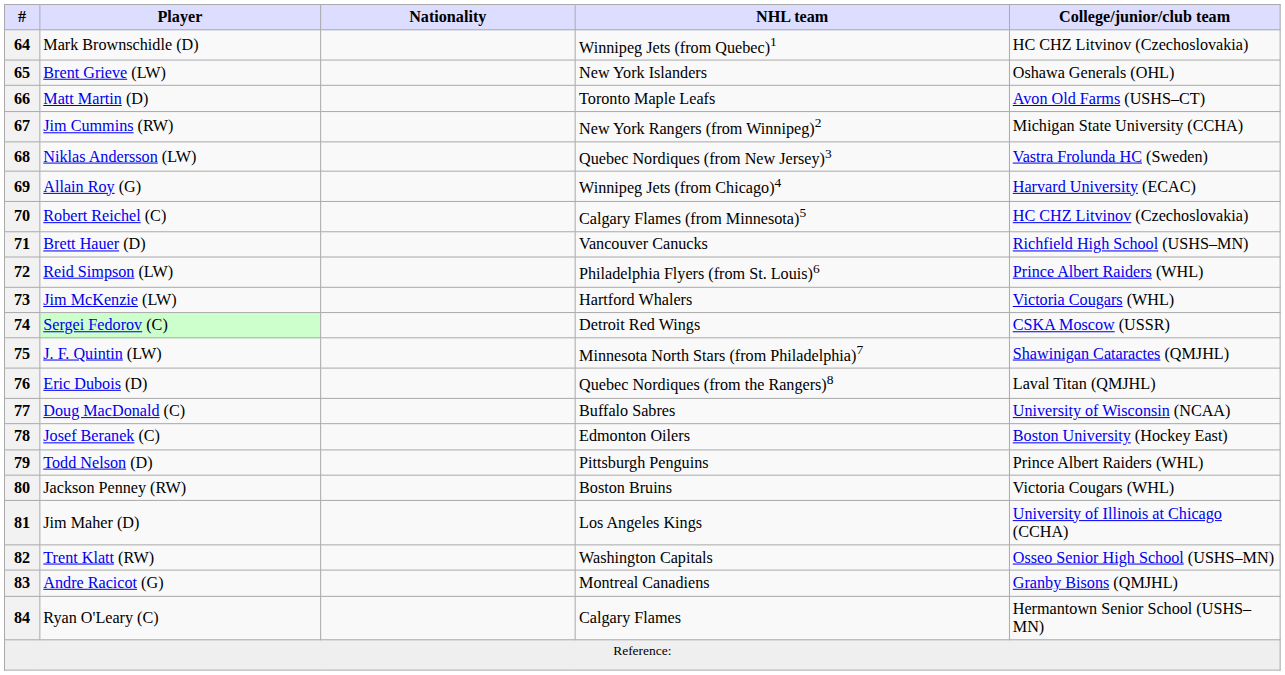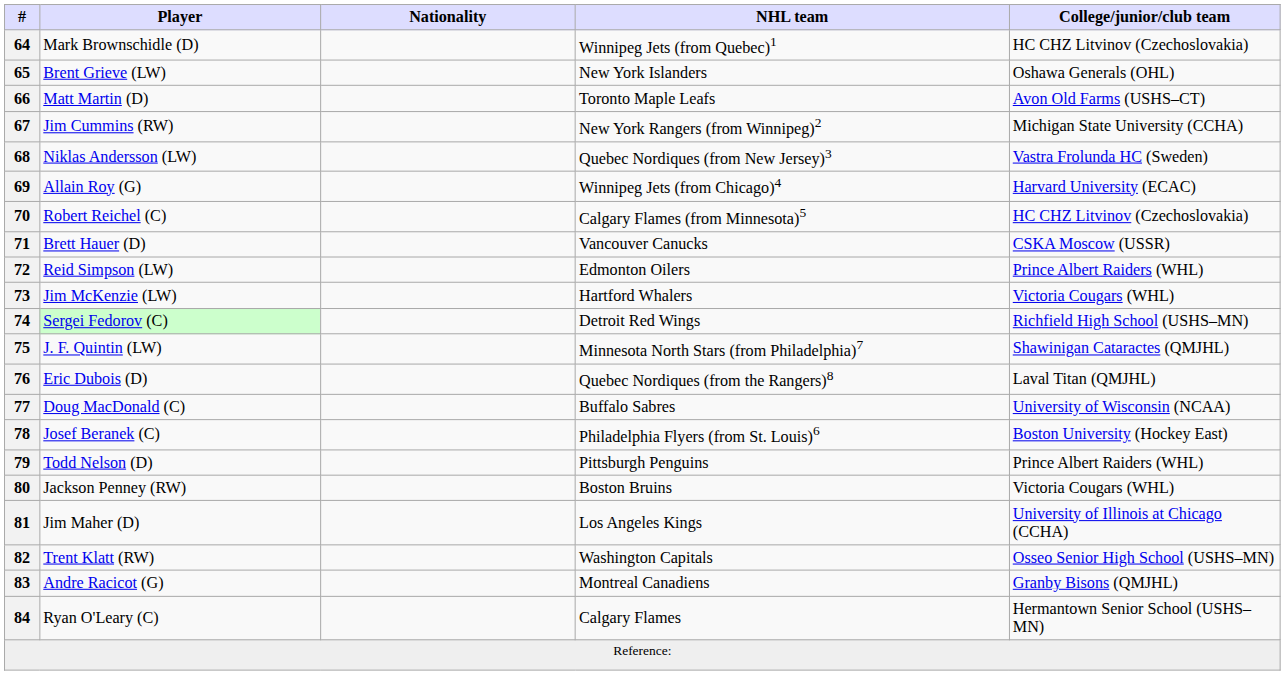(1131, 244) Richfield High School (USHS–MN) -> (1091, 244) CSKA Moscow (USSR)
(699, 272) Philadelphia Flyers (from St. Louis)6 -> (634, 269) Edmonton Oilers
(1091, 325) CSKA Moscow (USSR) -> (1131, 321) Richfield High School (USHS–MN)
(634, 436) Edmonton Oilers -> (699, 434) Philadelphia Flyers (from St. Louis)6
